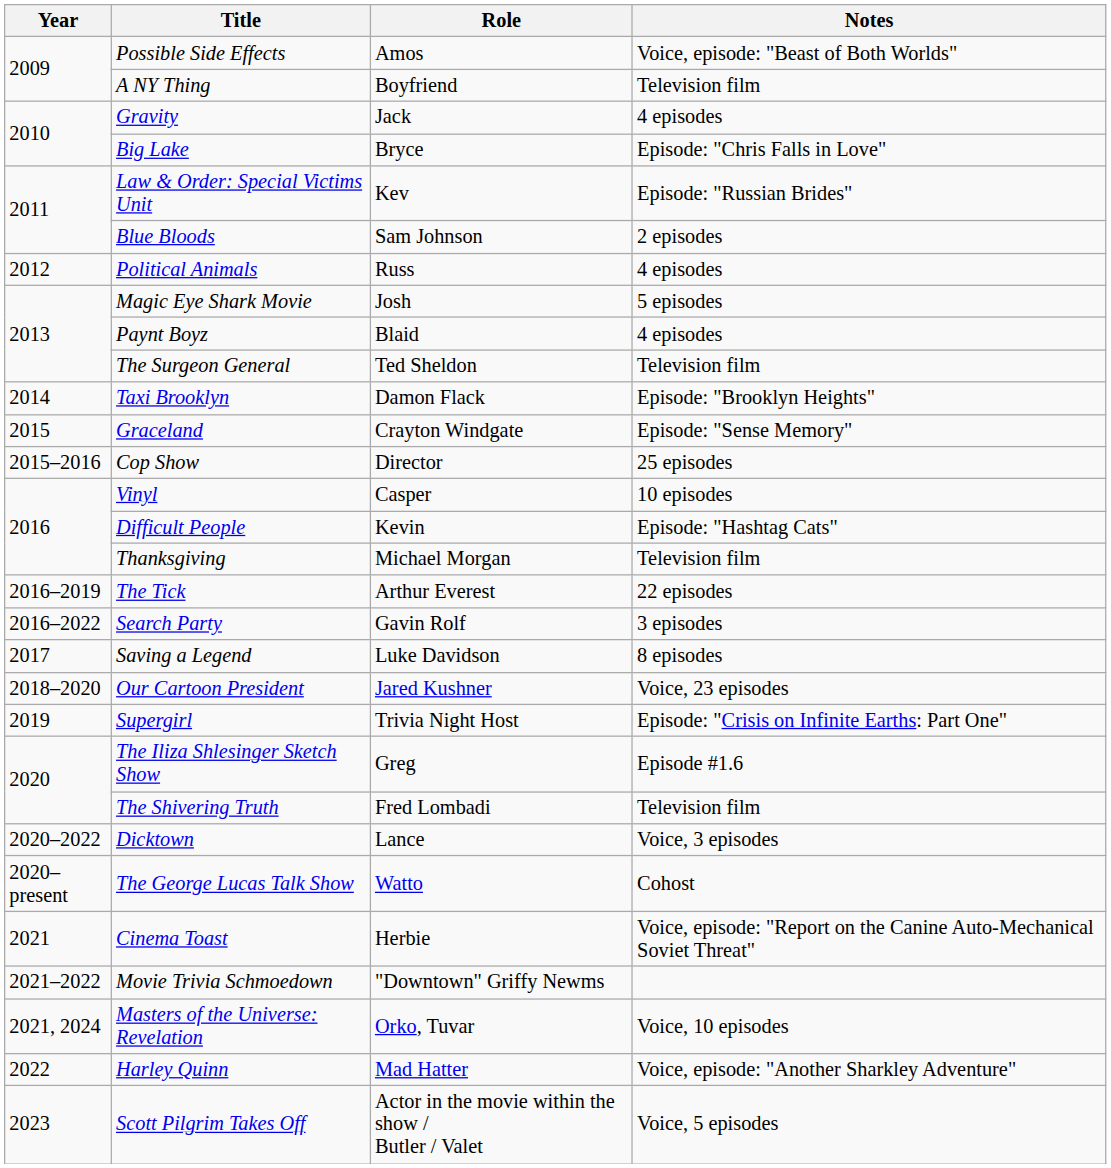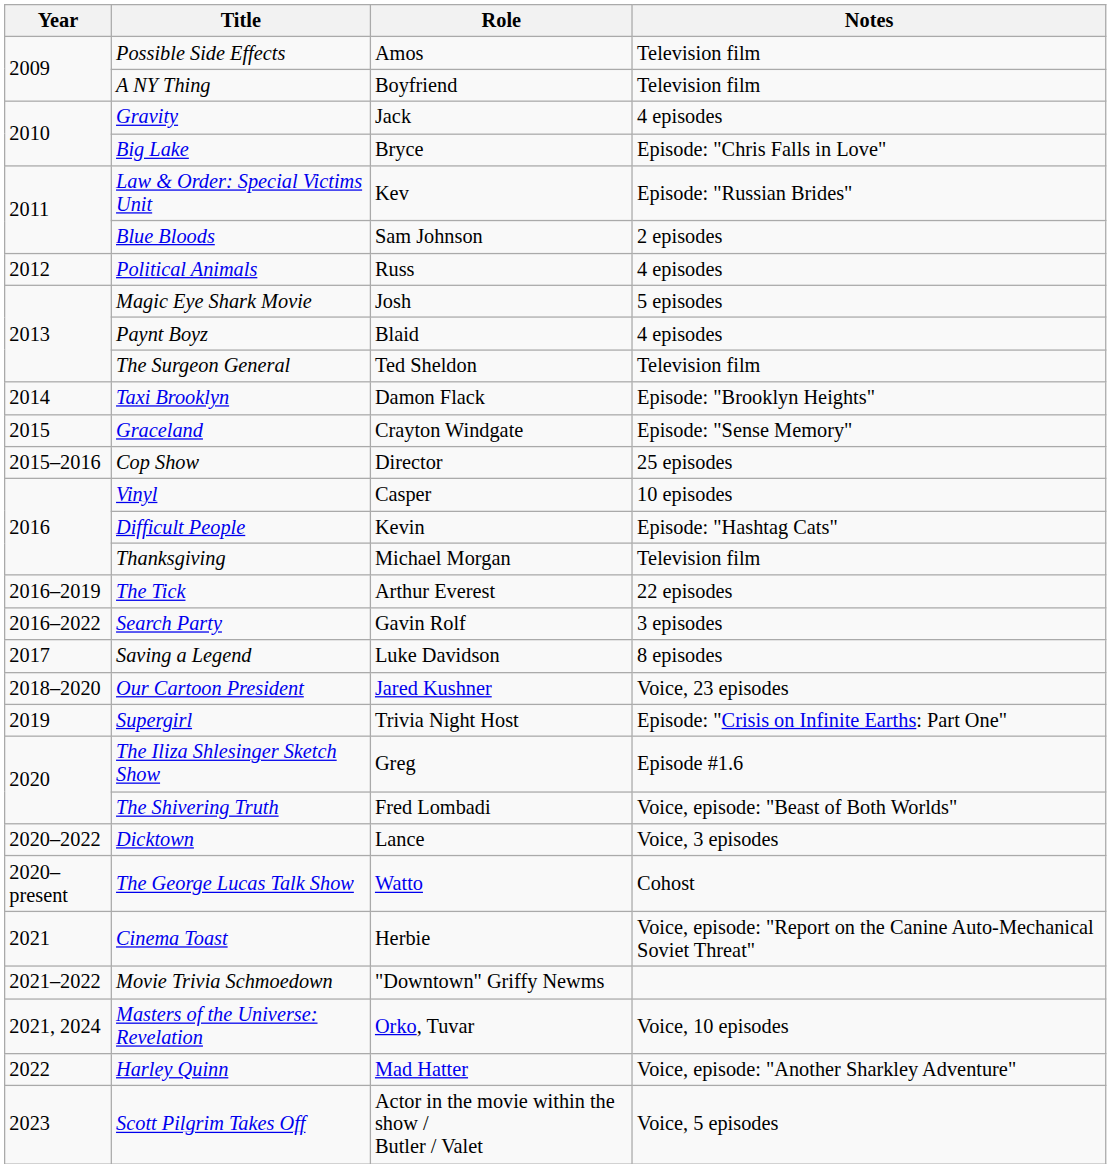(797, 52) Voice, episode: "Beast of Both Worlds" -> (699, 52) Television film
(699, 807) Television film -> (797, 807) Voice, episode: "Beast of Both Worlds"
